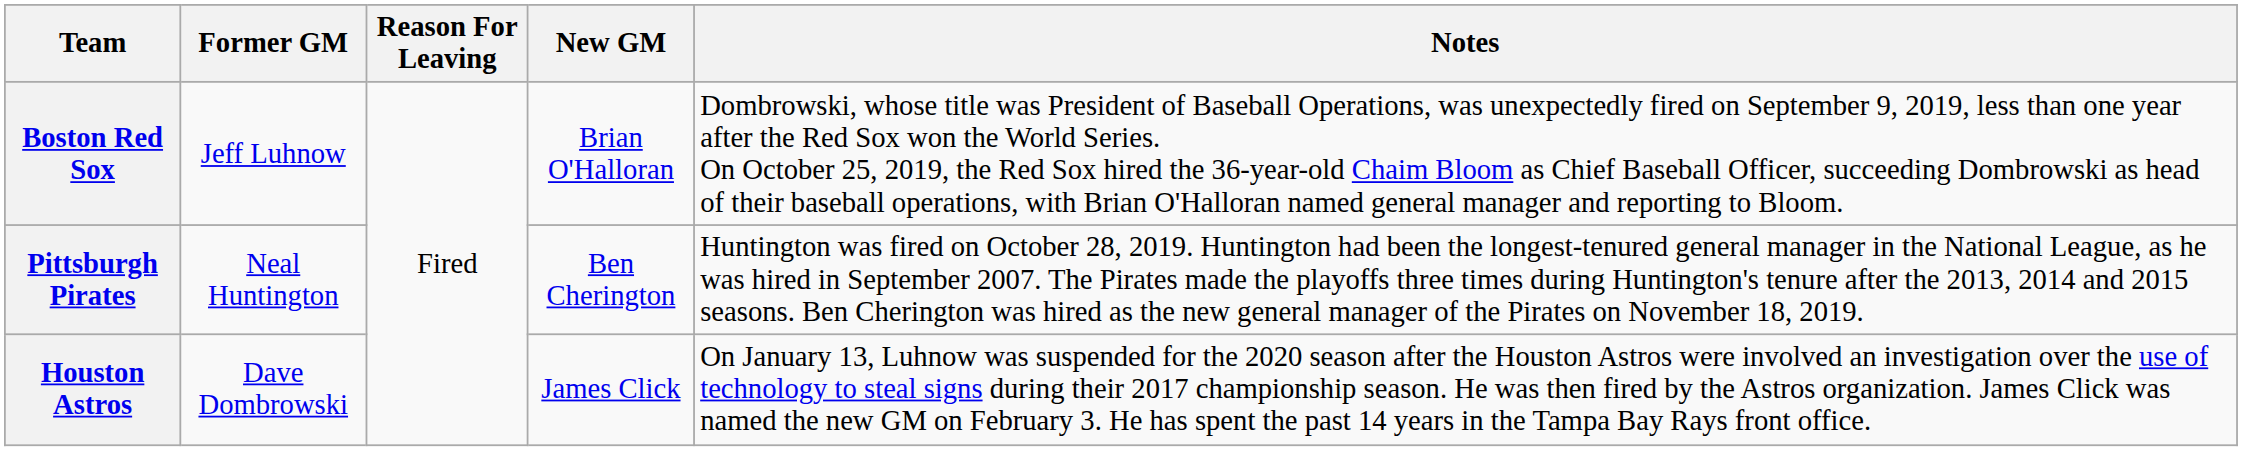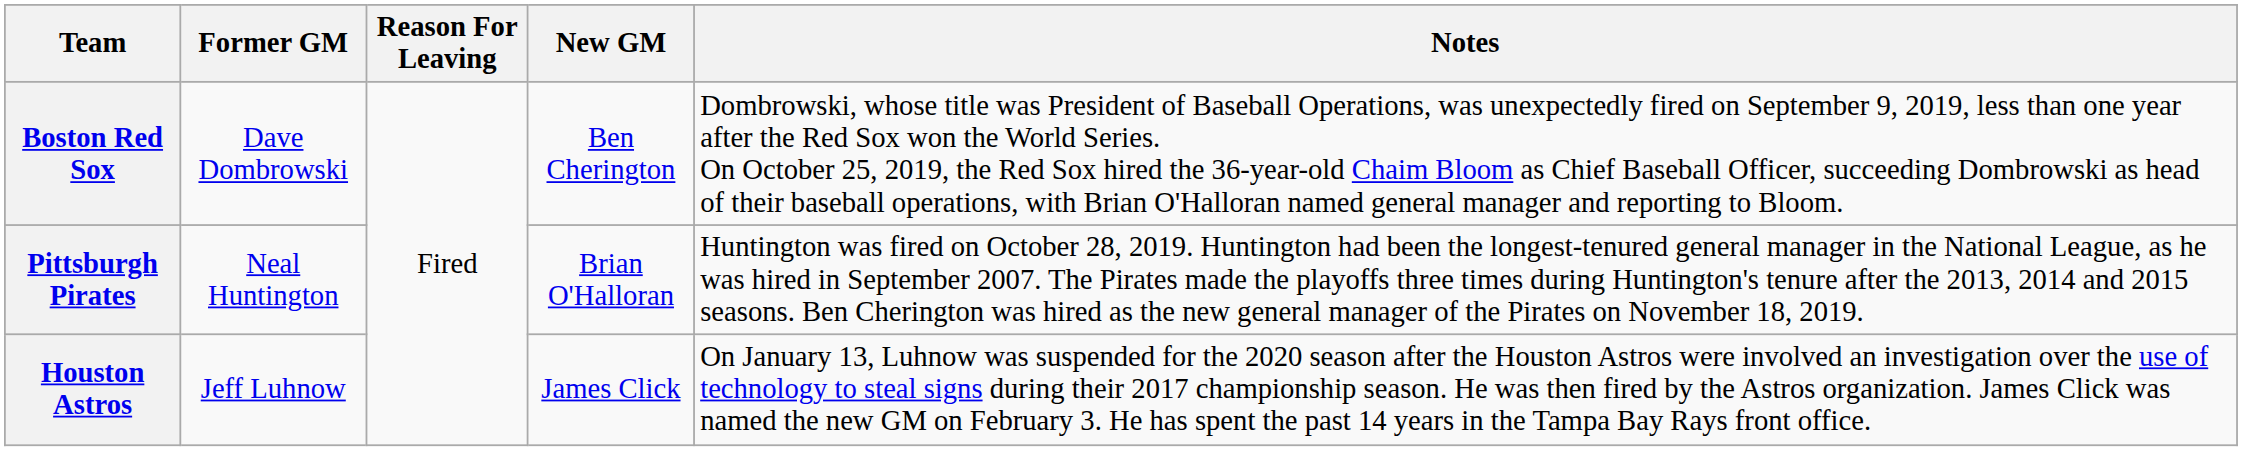(273, 153) Jeff Luhnow -> (273, 153) Dave Dombrowski
(611, 153) Brian O'Halloran -> (611, 153) Ben Cherington
(611, 279) Ben Cherington -> (611, 279) Brian O'Halloran
(273, 389) Dave Dombrowski -> (273, 389) Jeff Luhnow
